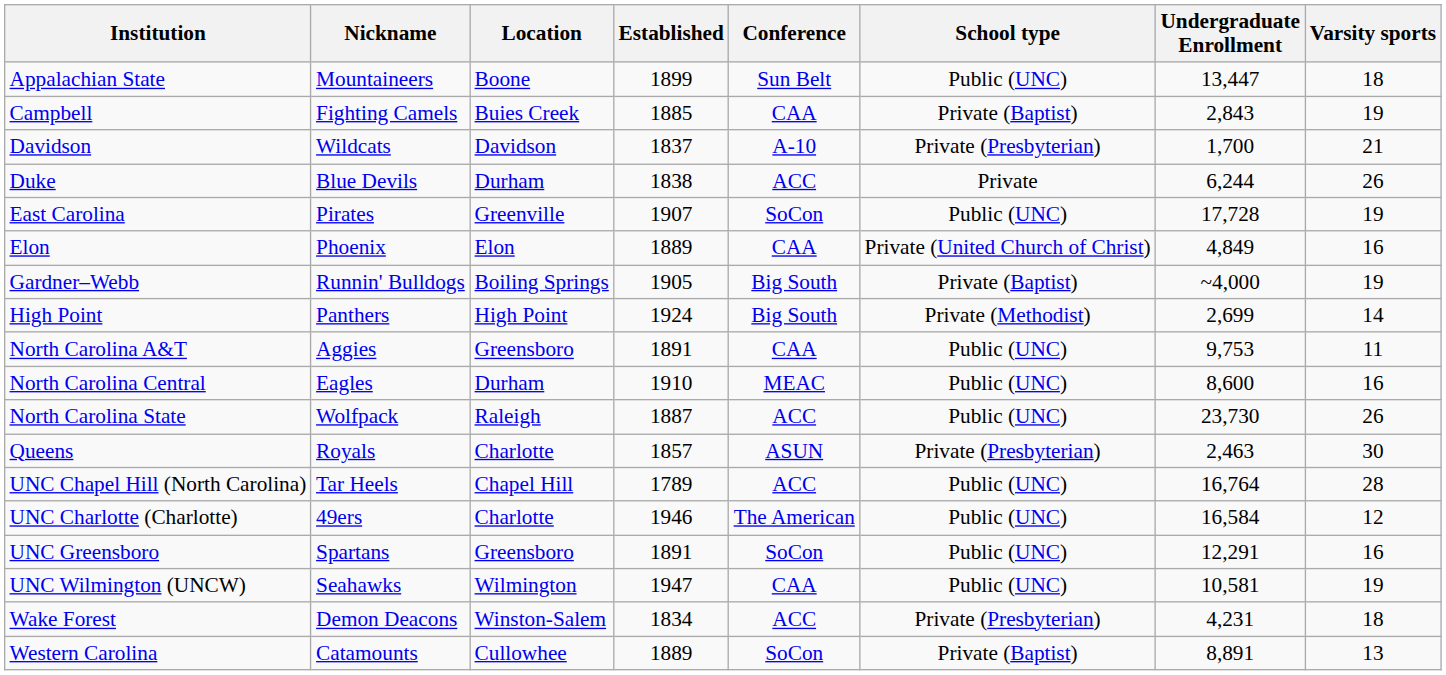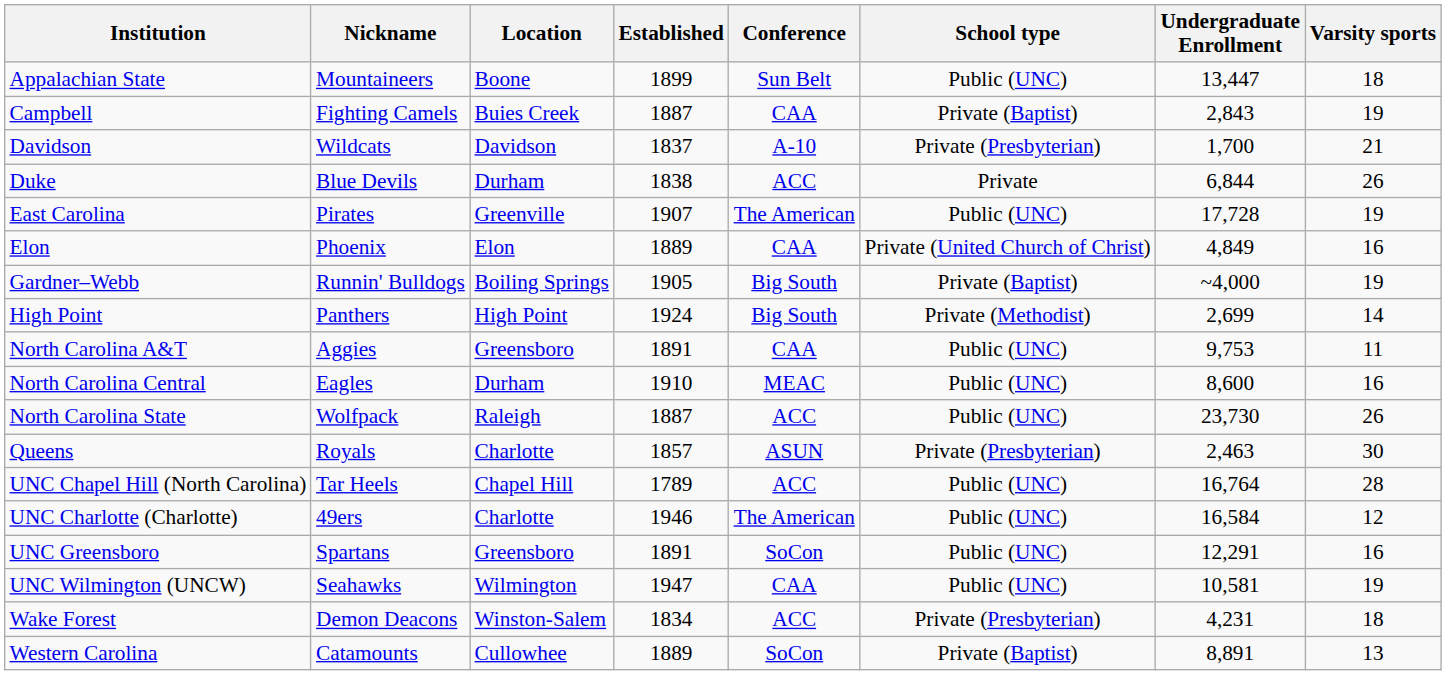(671, 112) 1885 -> (671, 112) 1887
(1230, 180) 6,244 -> (1230, 180) 6,844
(794, 214) SoCon -> (794, 214) The American
